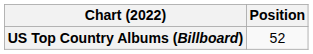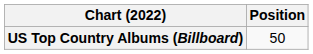(277, 37) 52 -> (277, 37) 50
